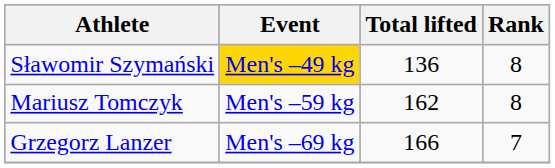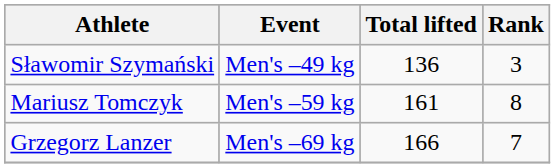(290, 64) gold background -> (290, 64) no background
(516, 64) 8 -> (516, 64) 3
(421, 103) 162 -> (421, 103) 161
